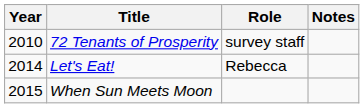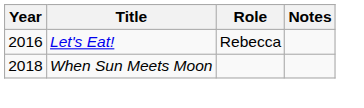- row: (134, 42)
(25, 66) 2014 -> (25, 42) 2016
(25, 91) 2015 -> (25, 66) 2018
